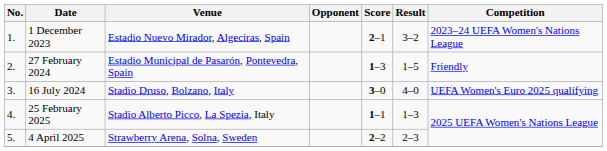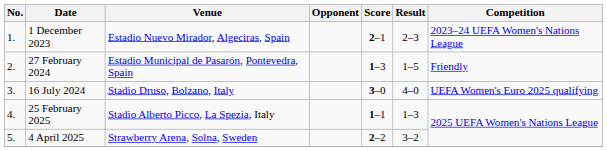(410, 36) 3–2 -> (410, 36) 2–3
(410, 138) 2–3 -> (410, 138) 3–2
